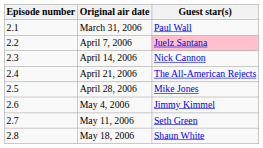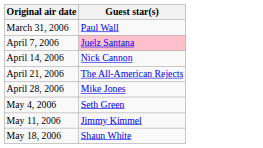- column: (41, 12)
(184, 105) Jimmy Kimmel -> (103, 105) Seth Green
(176, 120) Seth Green -> (111, 120) Jimmy Kimmel
